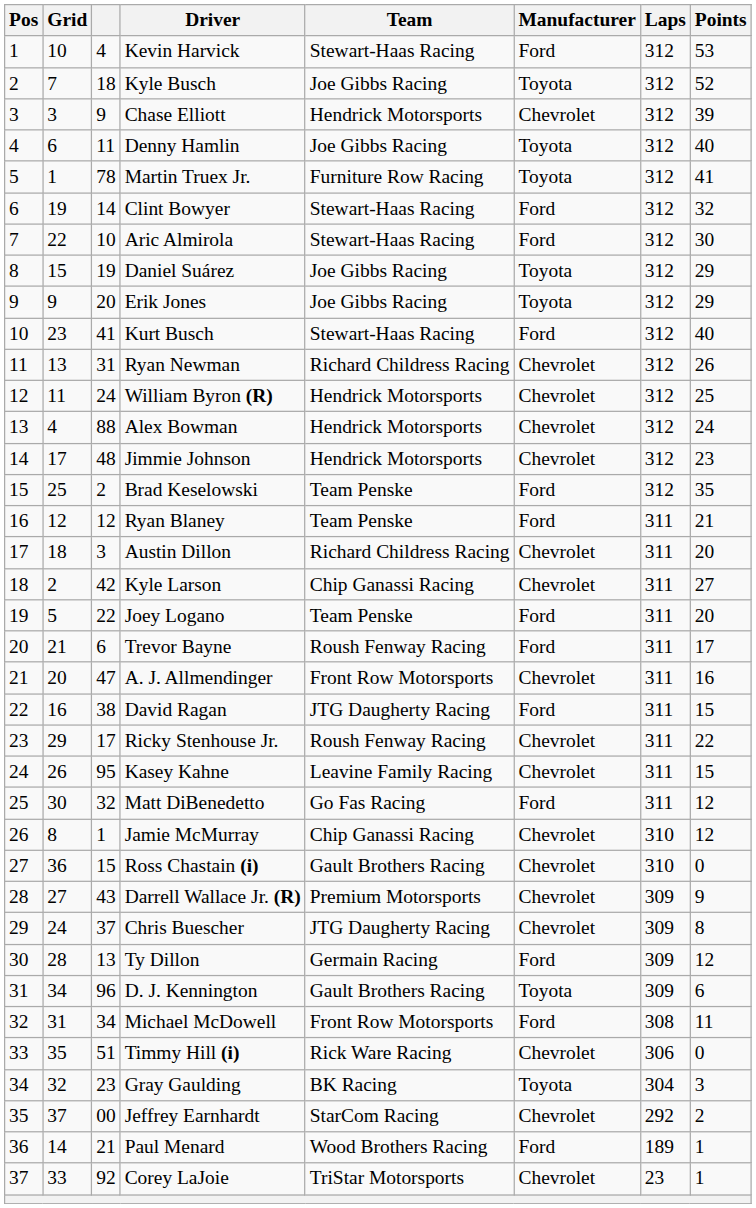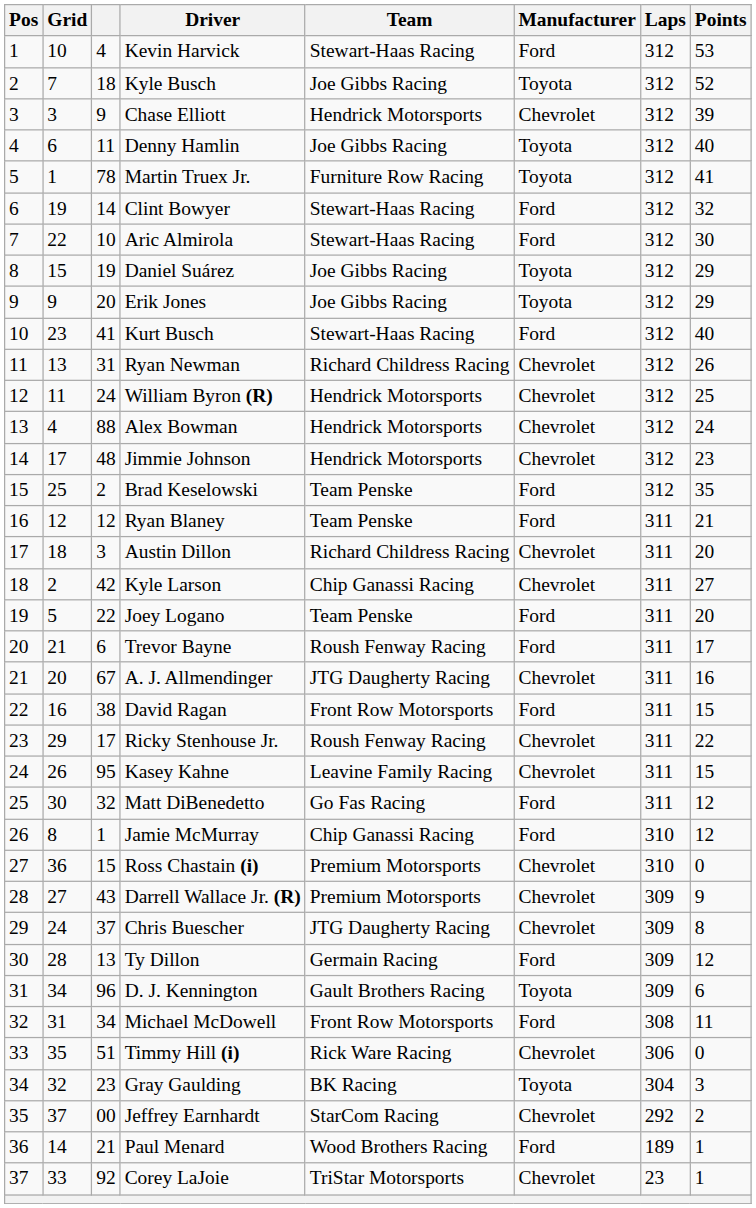(106, 677) 47 -> (106, 677) 67
(402, 677) Front Row Motorsports -> (400, 677) JTG Daugherty Racing
(400, 708) JTG Daugherty Racing -> (402, 708) Front Row Motorsports
(557, 833) Chevrolet -> (537, 833) Ford
(397, 865) Gault Brothers Racing -> (395, 865) Premium Motorsports
